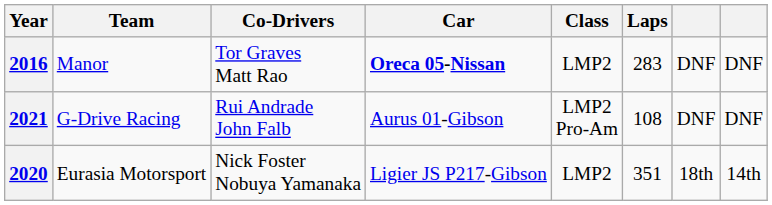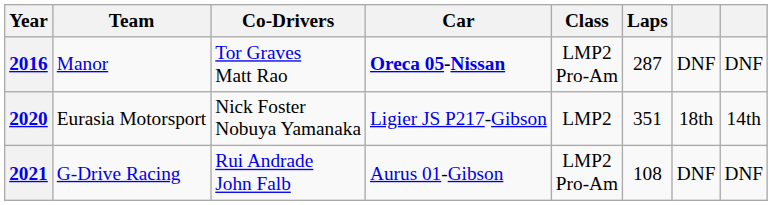(587, 64) LMP2 -> (587, 64) LMP2 Pro-Am
(647, 64) 283 -> (647, 64) 287
rows swapped: (28, 173) <-> (28, 118)
